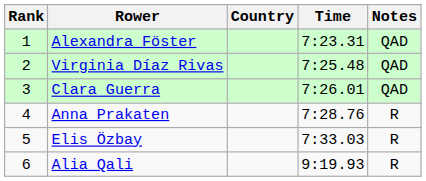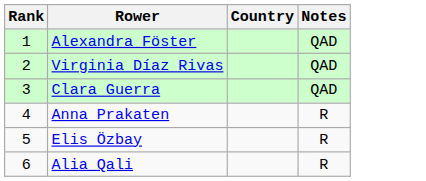- column: (333, 17)
